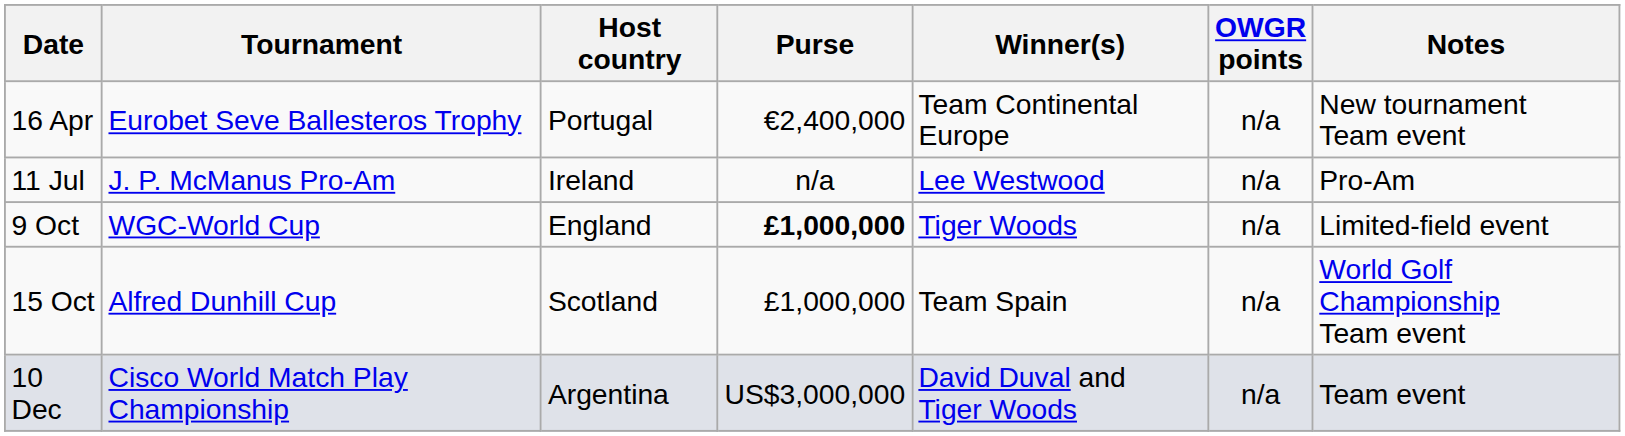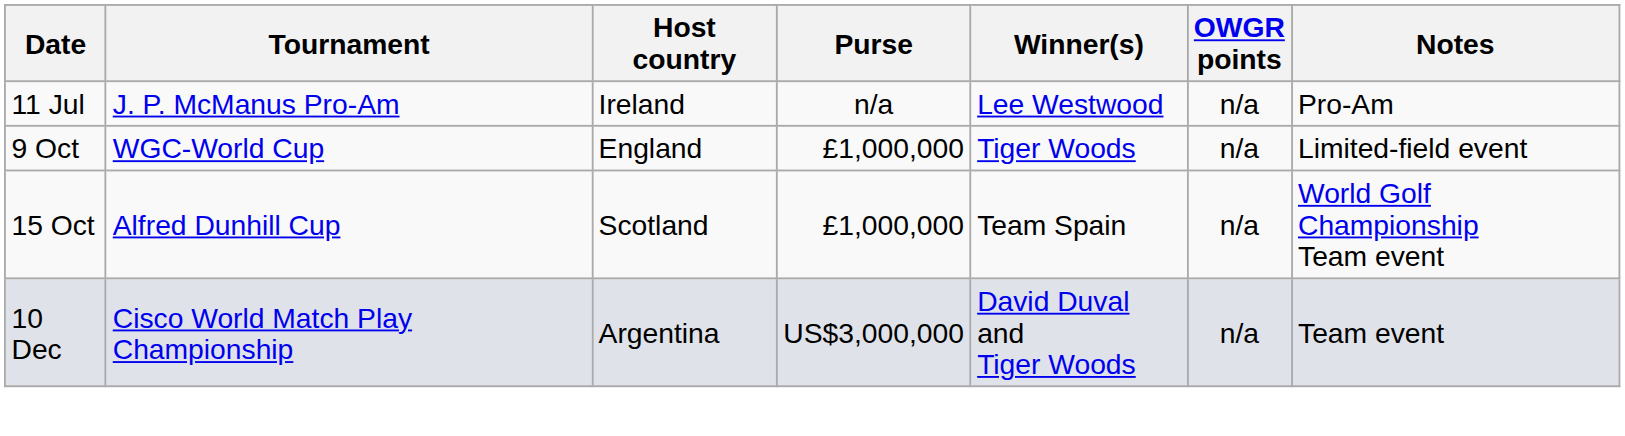- row: (52, 120)
(835, 225) bold -> (893, 149) normal
